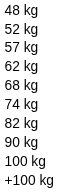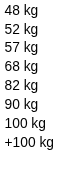- row: (21, 67)
- row: (21, 104)
